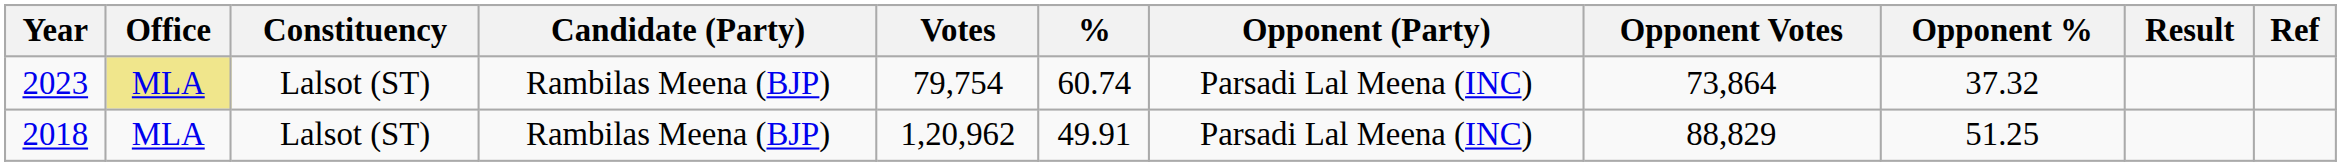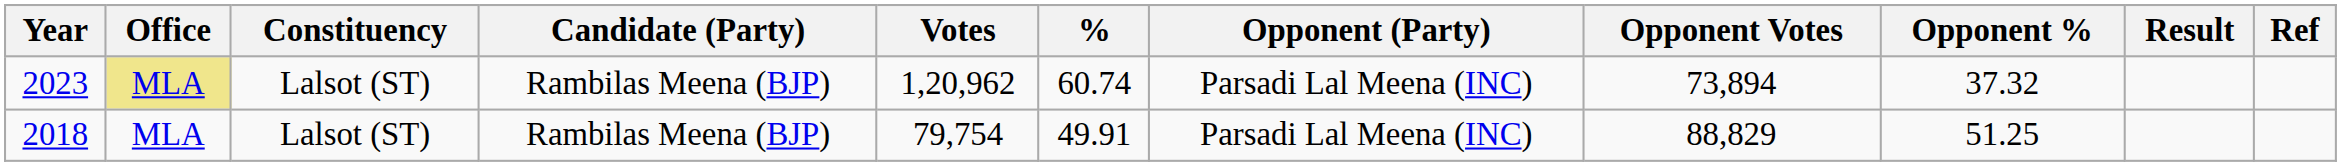(958, 82) 79,754 -> (958, 82) 1,20,962
(1731, 82) 73,864 -> (1731, 82) 73,894
(958, 134) 1,20,962 -> (958, 134) 79,754
